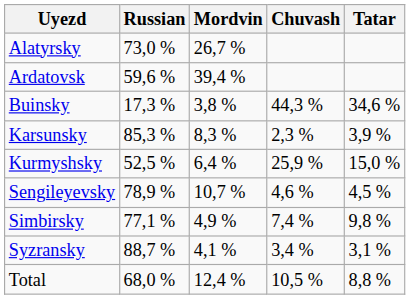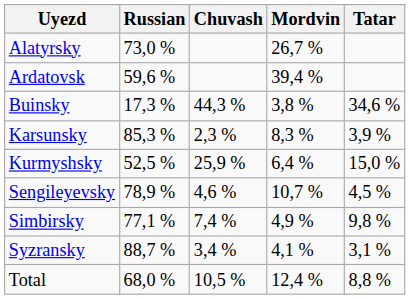columns swapped: (228, 18) <-> (306, 18)
